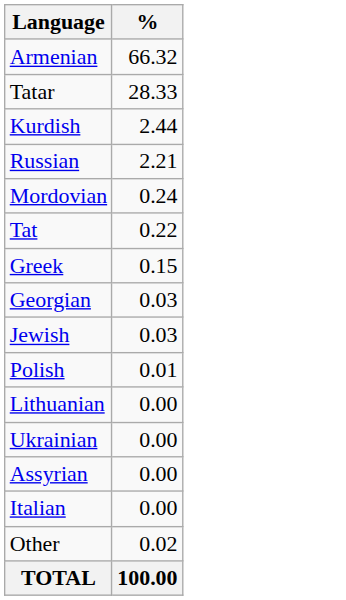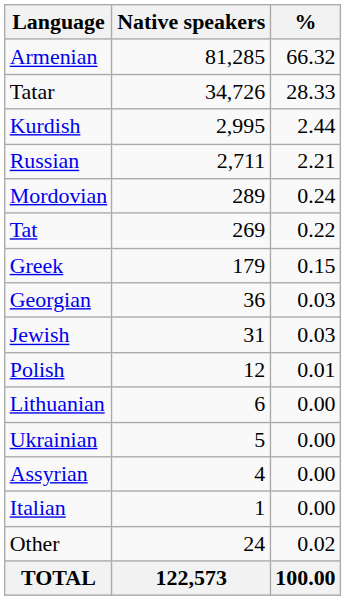+ column: (191, 21)
